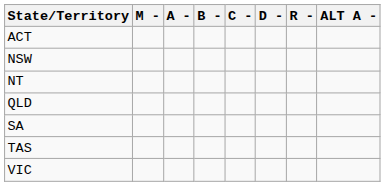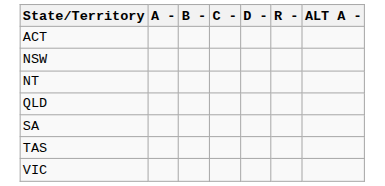- column: (148, 16)
